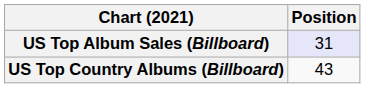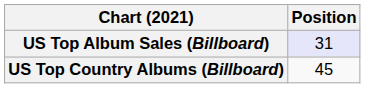(324, 69) 43 -> (324, 69) 45
